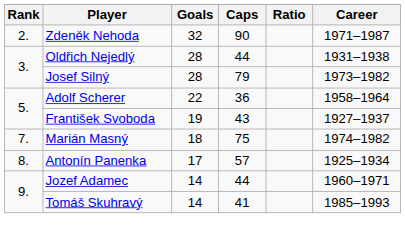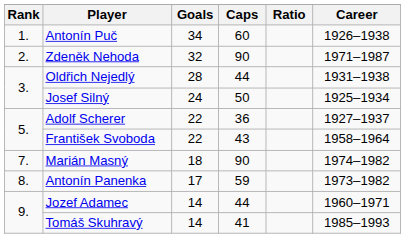+ row: (81, 35)
(195, 77) 28 -> (195, 98) 24
(242, 77) 79 -> (242, 98) 50
(357, 77) 1973–1982 -> (357, 98) 1925–1934
(357, 98) 1958–1964 -> (357, 118) 1927–1937
(195, 118) 19 -> (195, 139) 22
(357, 118) 1927–1937 -> (357, 139) 1958–1964
(242, 139) 75 -> (242, 160) 90
(242, 160) 57 -> (242, 181) 59
(357, 160) 1925–1934 -> (357, 181) 1973–1982
